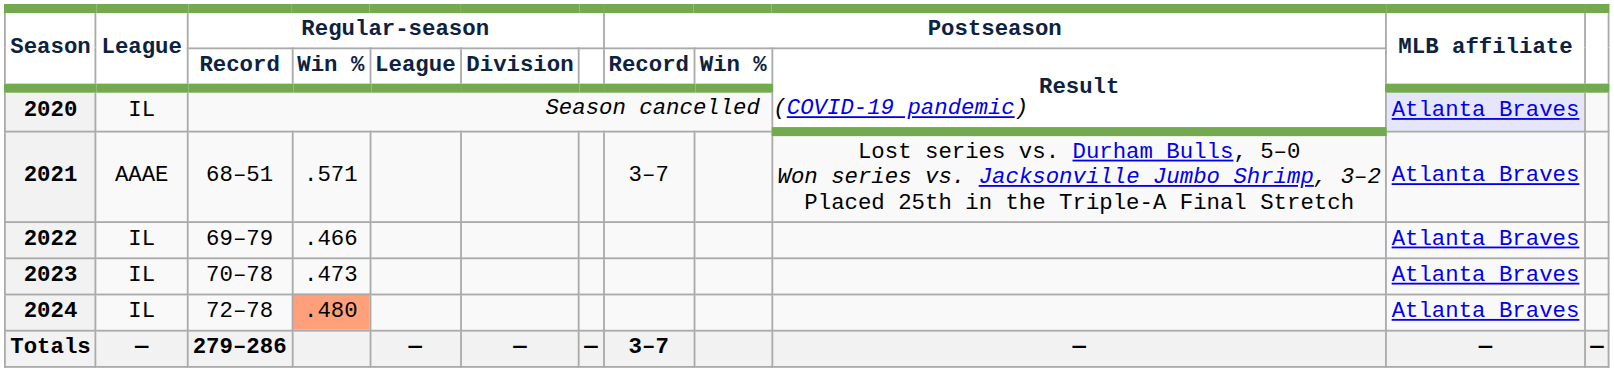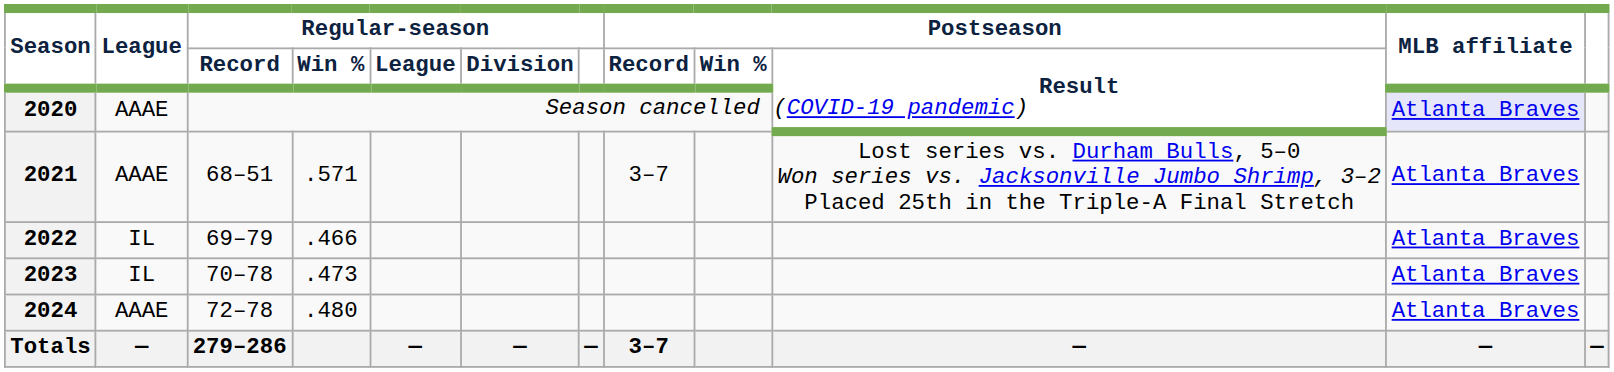(142, 112) IL -> (142, 112) AAAE
(142, 312) IL -> (142, 312) AAAE
(331, 312) lightsalmon background -> (331, 312) no background
